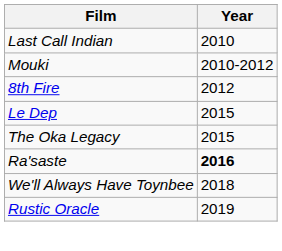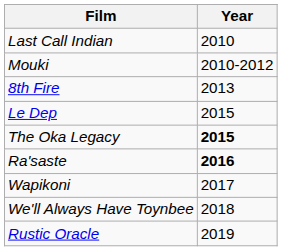(218, 88) 2012 -> (218, 88) 2013
(218, 137) normal -> (218, 137) bold
+ row: (39, 185)
